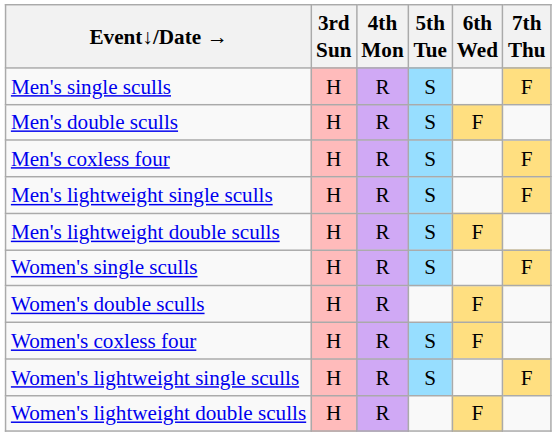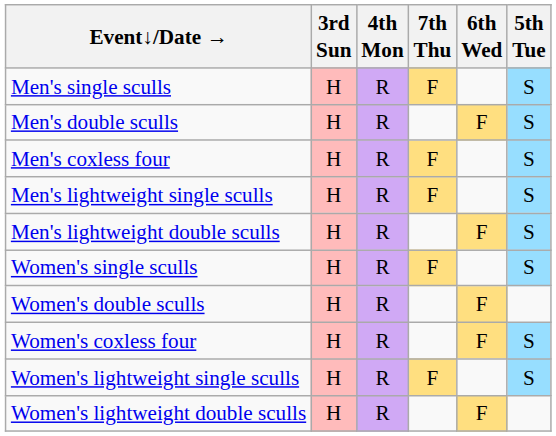columns swapped: (430, 36) <-> (527, 36)
